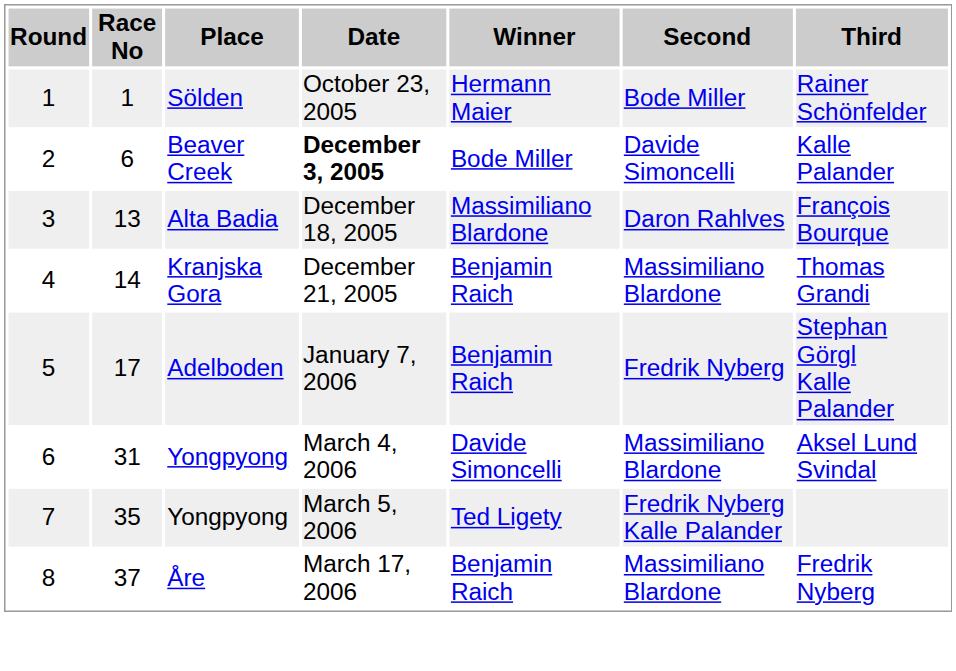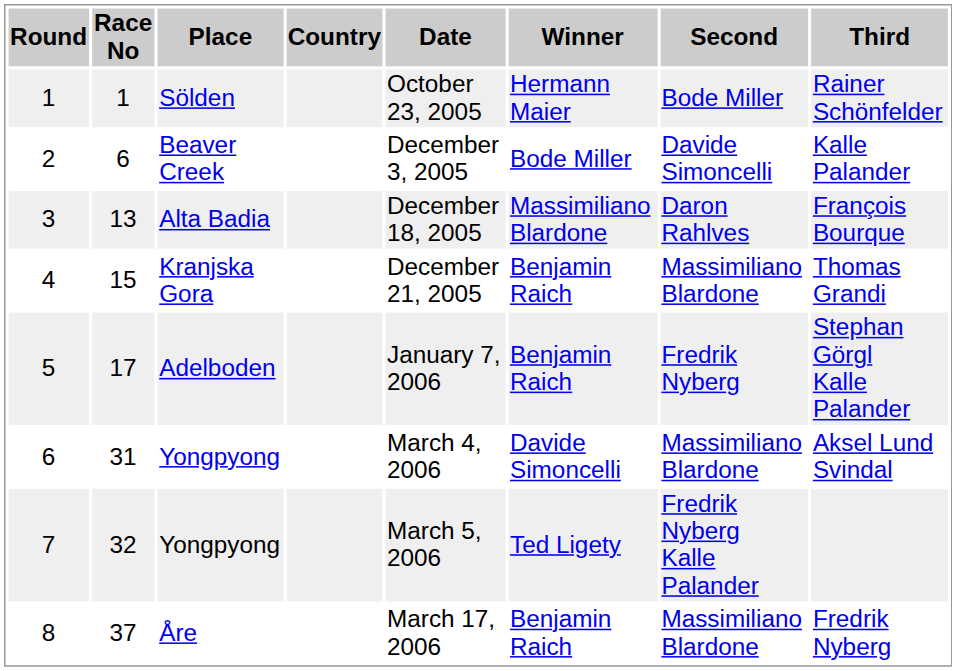+ column: (334, 37)
(362, 158) bold -> (443, 158) normal
(127, 280) 14 -> (123, 280) 15
(127, 517) 35 -> (123, 544) 32
